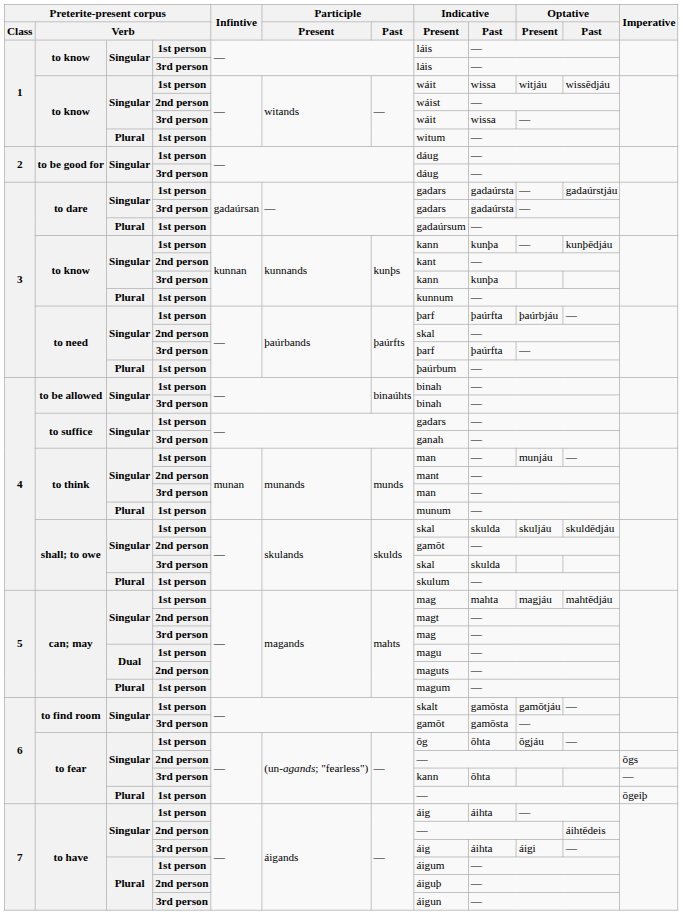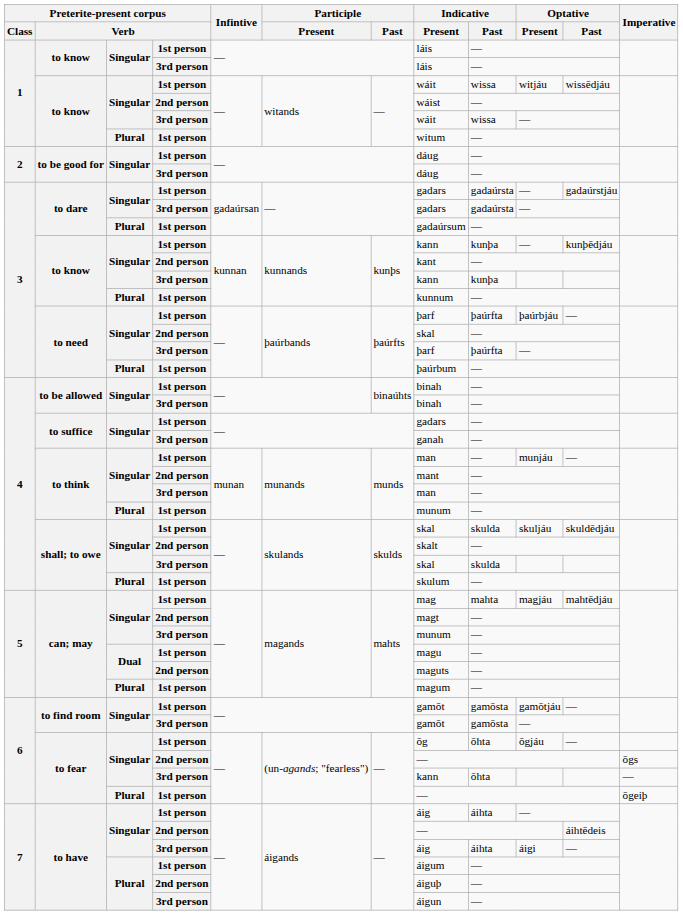(431, 546) gamōt -> (427, 546) skalt
(426, 635) mag -> (434, 635) munum
(427, 706) skalt -> (431, 706) gamōt
